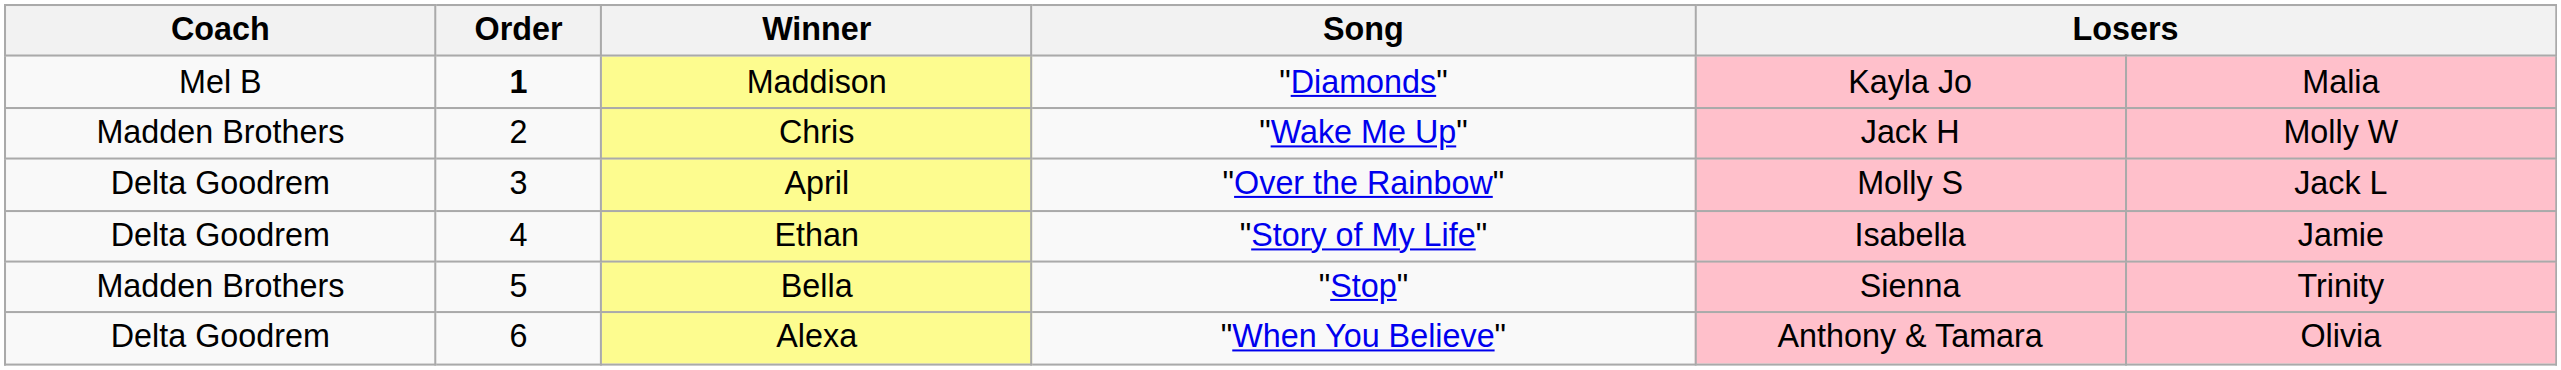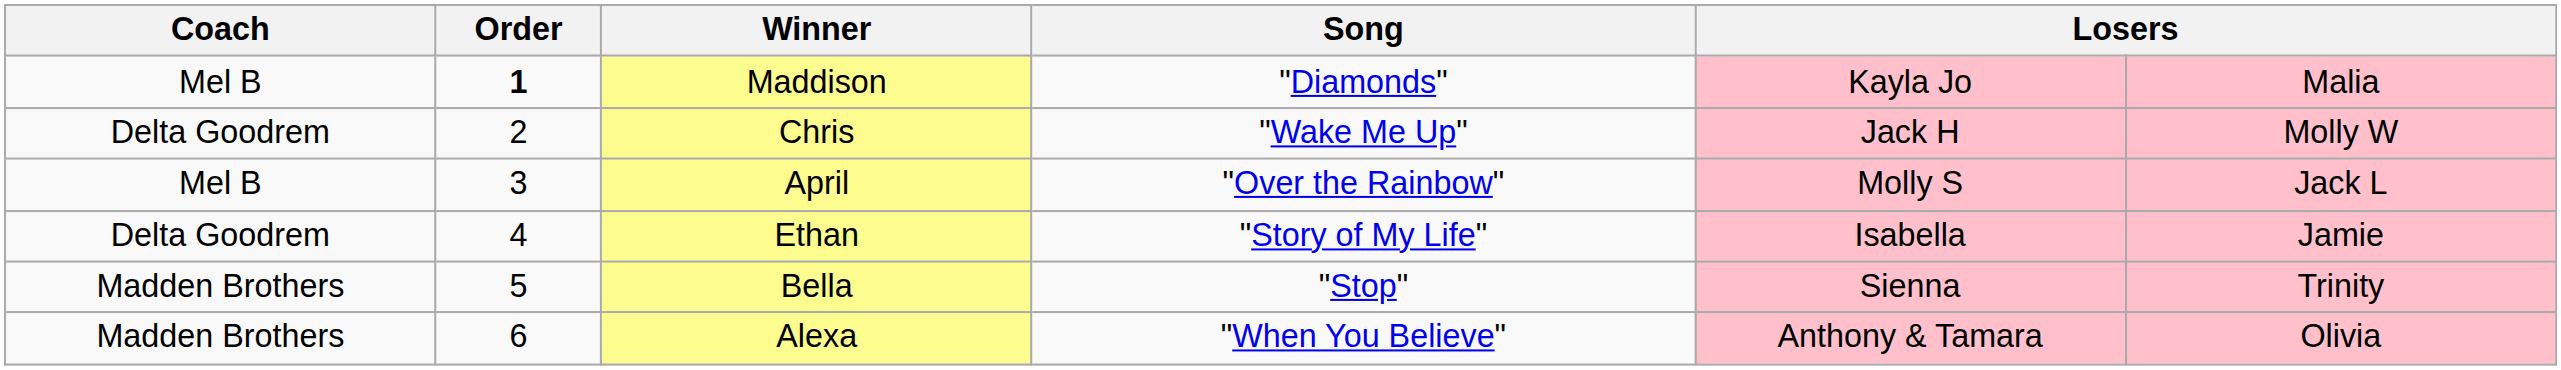(220, 132) Madden Brothers -> (220, 132) Delta Goodrem
(220, 183) Delta Goodrem -> (220, 183) Mel B
(220, 337) Delta Goodrem -> (220, 337) Madden Brothers
